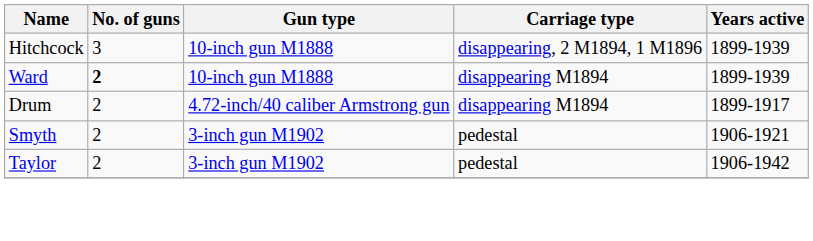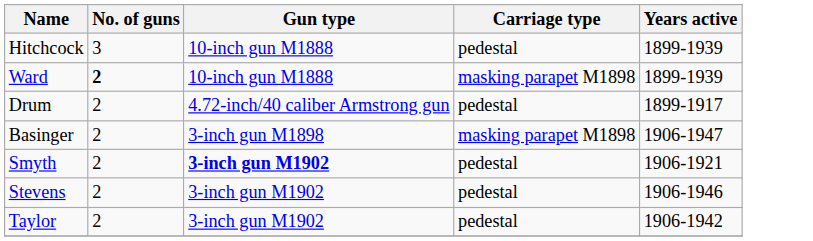(580, 47) disappearing, 2 M1894, 1 M1896 -> (488, 47) pedestal
(533, 76) disappearing M1894 -> (547, 76) masking parapet M1898
(533, 105) disappearing M1894 -> (488, 105) pedestal
+ row: (41, 134)
(256, 134) normal -> (259, 163) bold
+ row: (37, 192)
